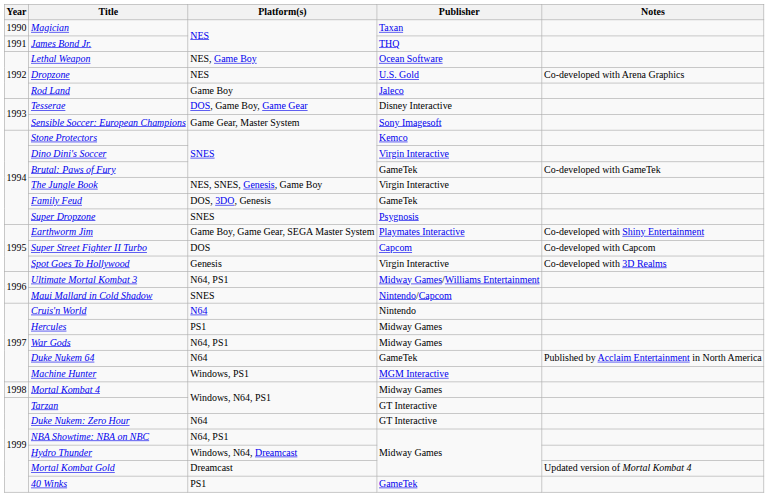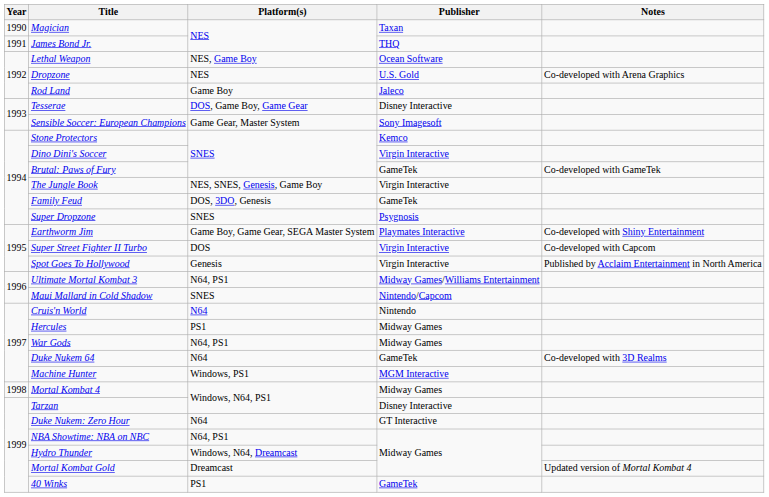(396, 248) Capcom -> (414, 248) Virgin Interactive
(605, 264) Co-developed with 3D Realms -> (653, 264) Published by Acclaim Entertainment in North America
(653, 358) Published by Acclaim Entertainment in North America -> (605, 358) Co-developed with 3D Realms
(408, 405) GT Interactive -> (416, 405) Disney Interactive
